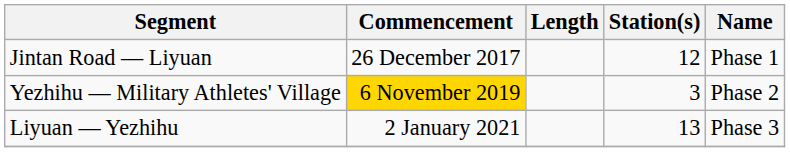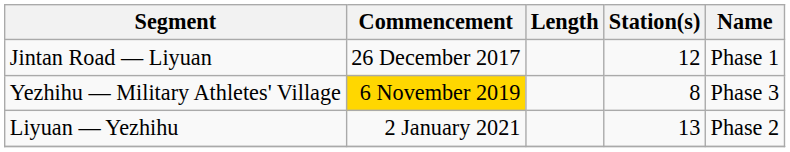(695, 92) 3 -> (695, 92) 8
(745, 92) Phase 2 -> (745, 92) Phase 3
(745, 127) Phase 3 -> (745, 127) Phase 2
